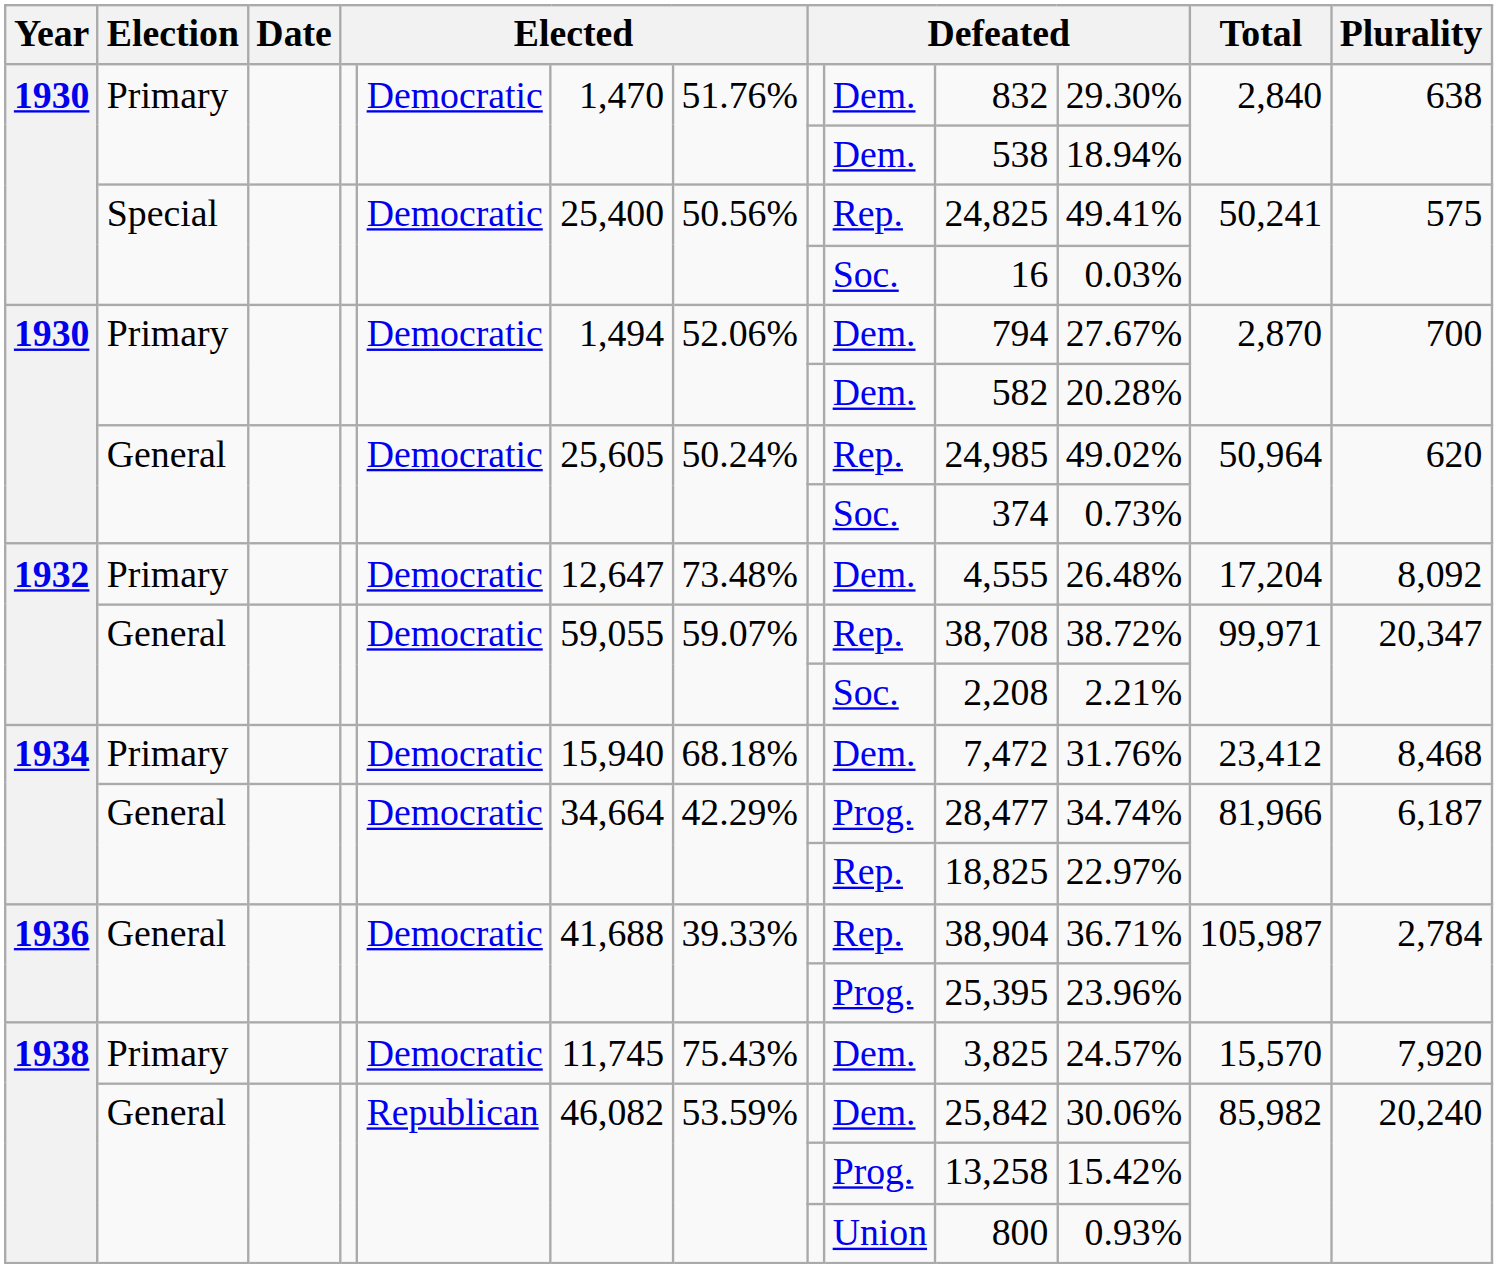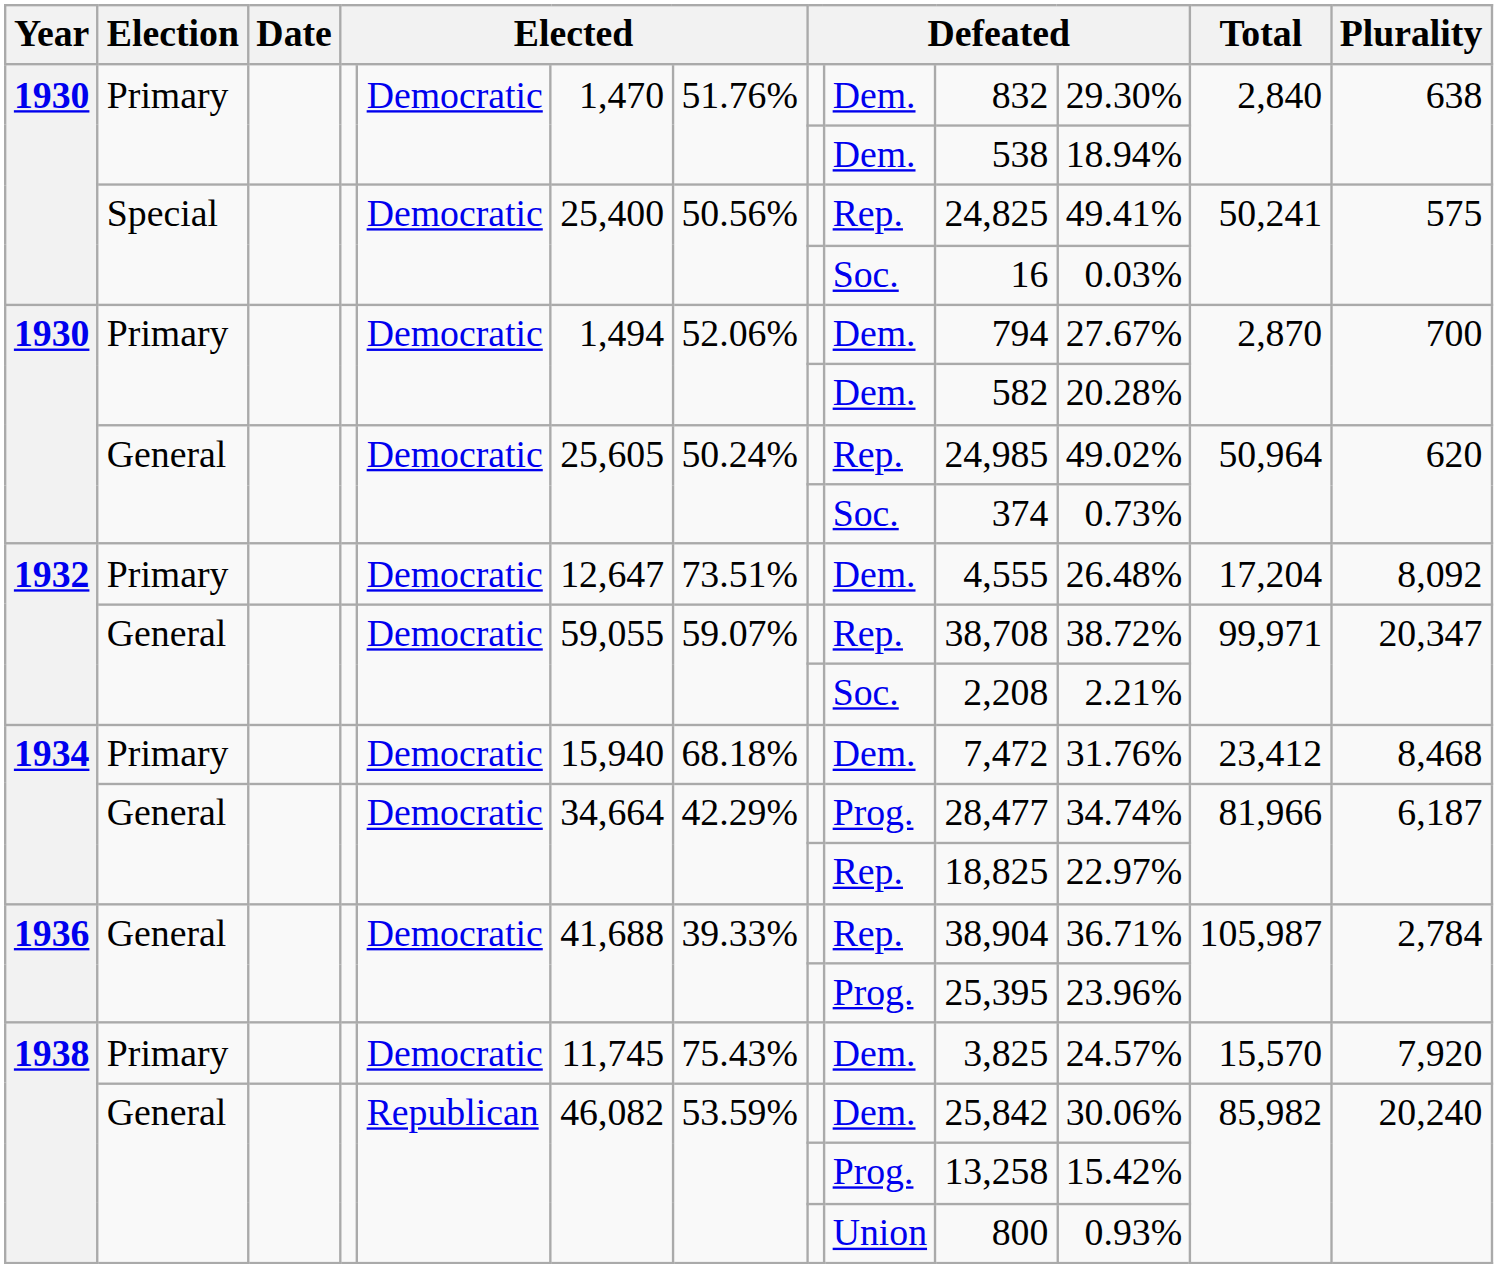(740, 573) 73.48% -> (740, 573) 73.51%
